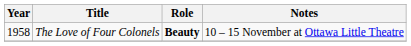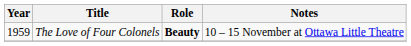(19, 31) 1958 -> (19, 31) 1959
